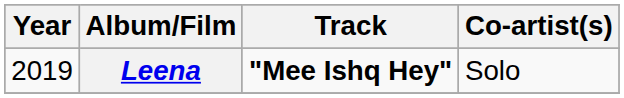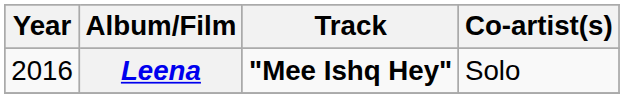(42, 70) 2019 -> (42, 70) 2016
